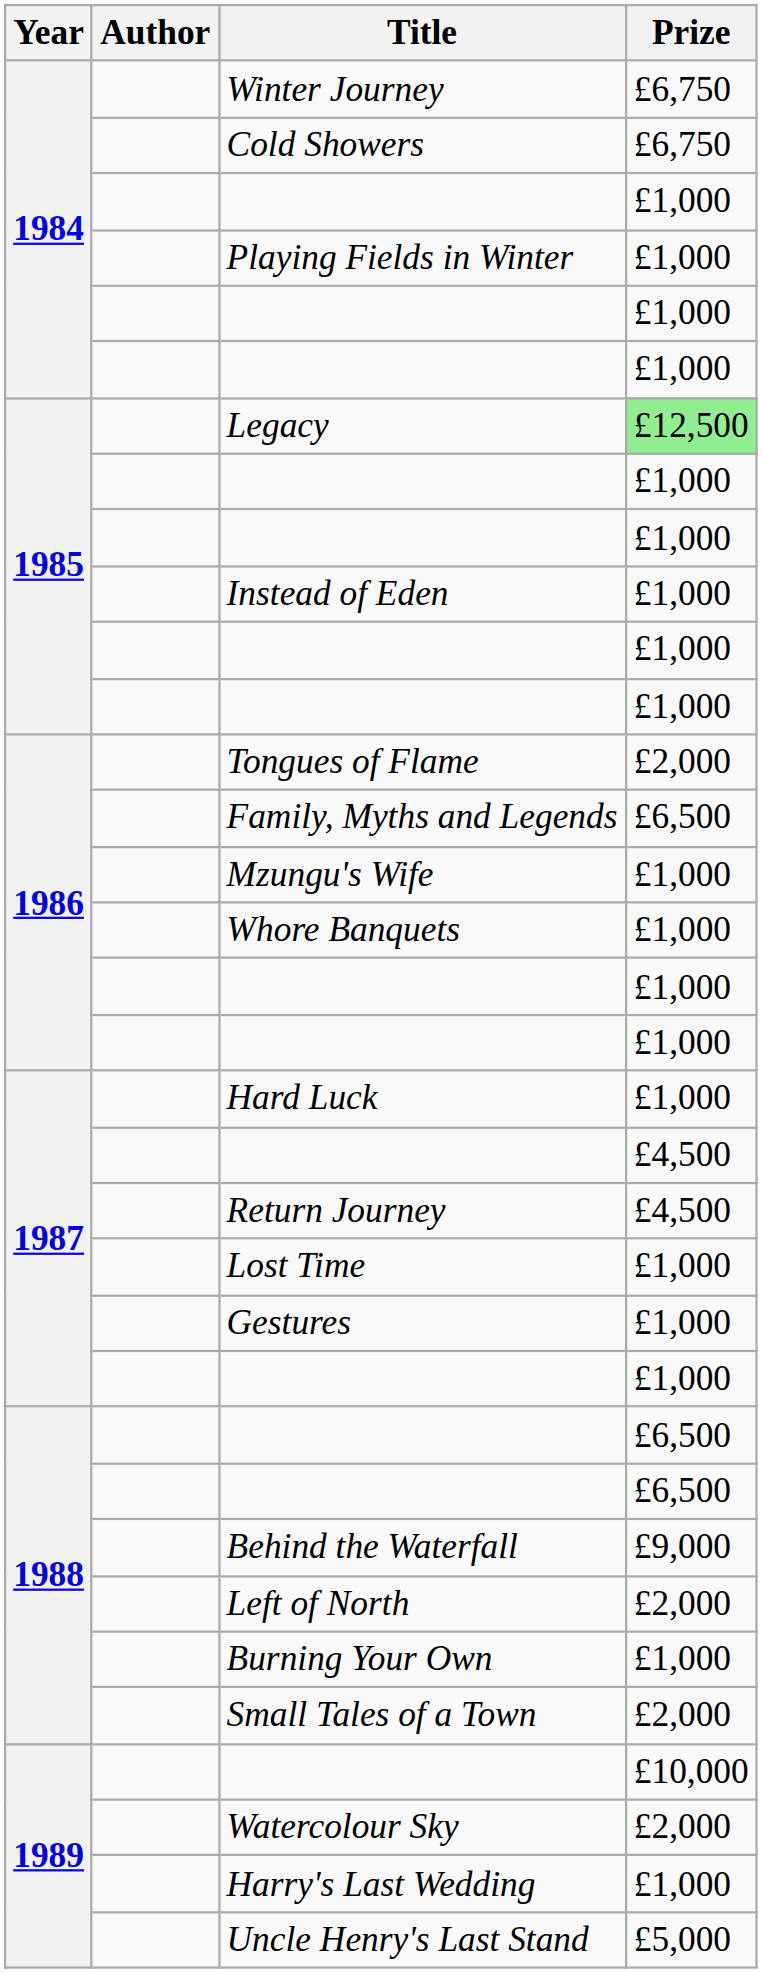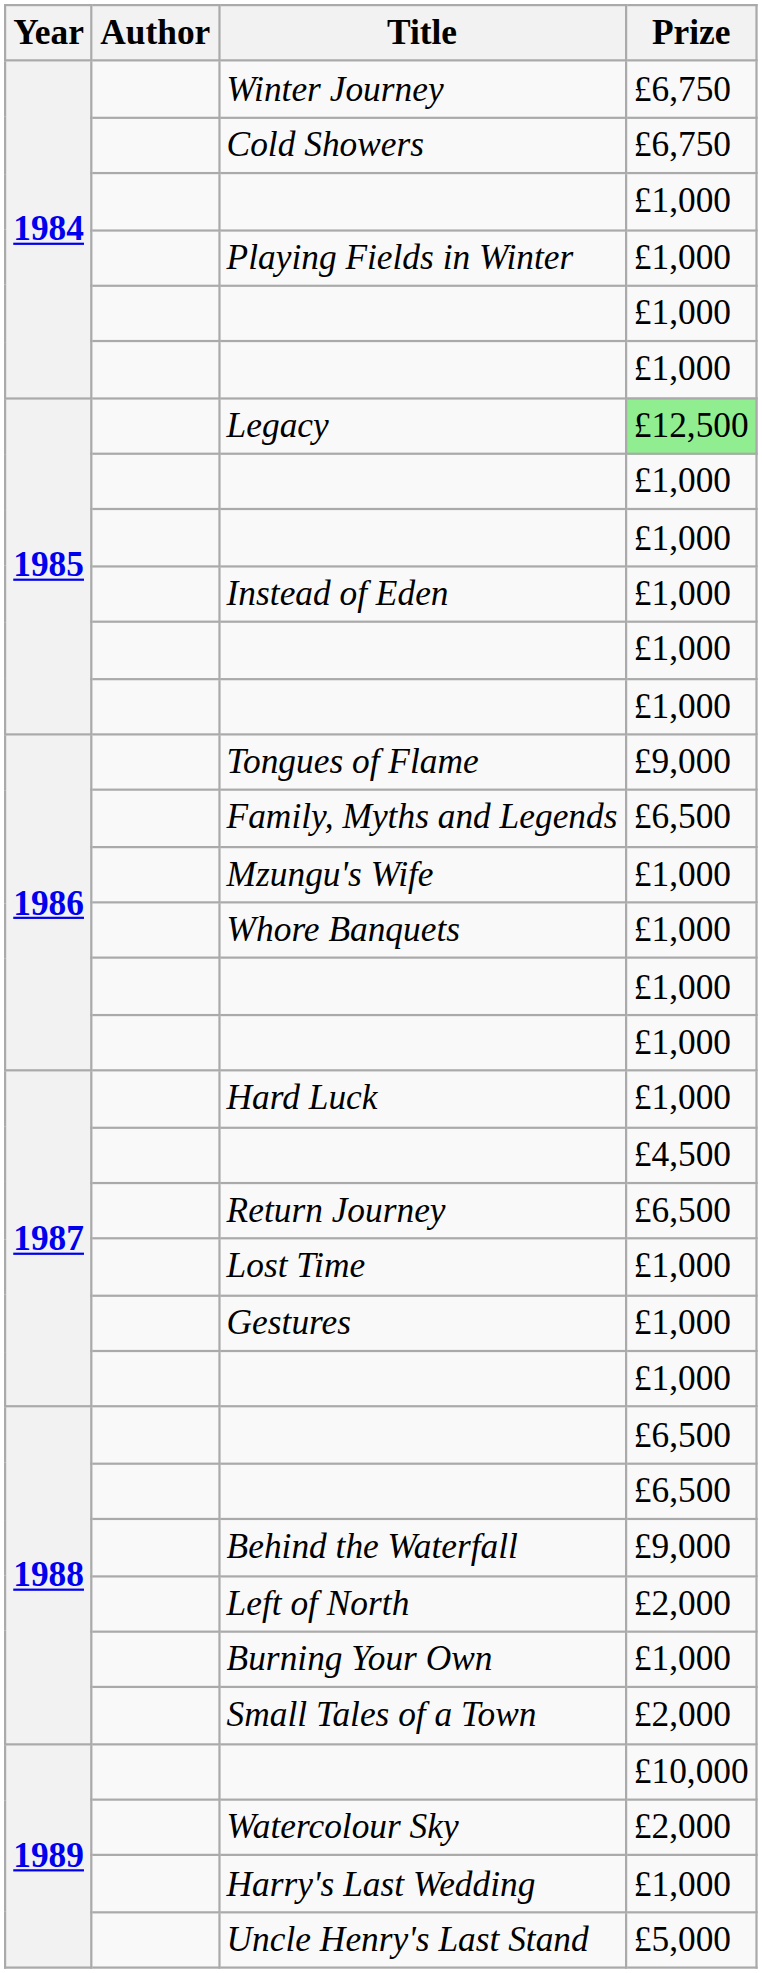(682, 761) £2,000 -> (682, 761) £9,000
(682, 1210) £4,500 -> (682, 1210) £6,500
